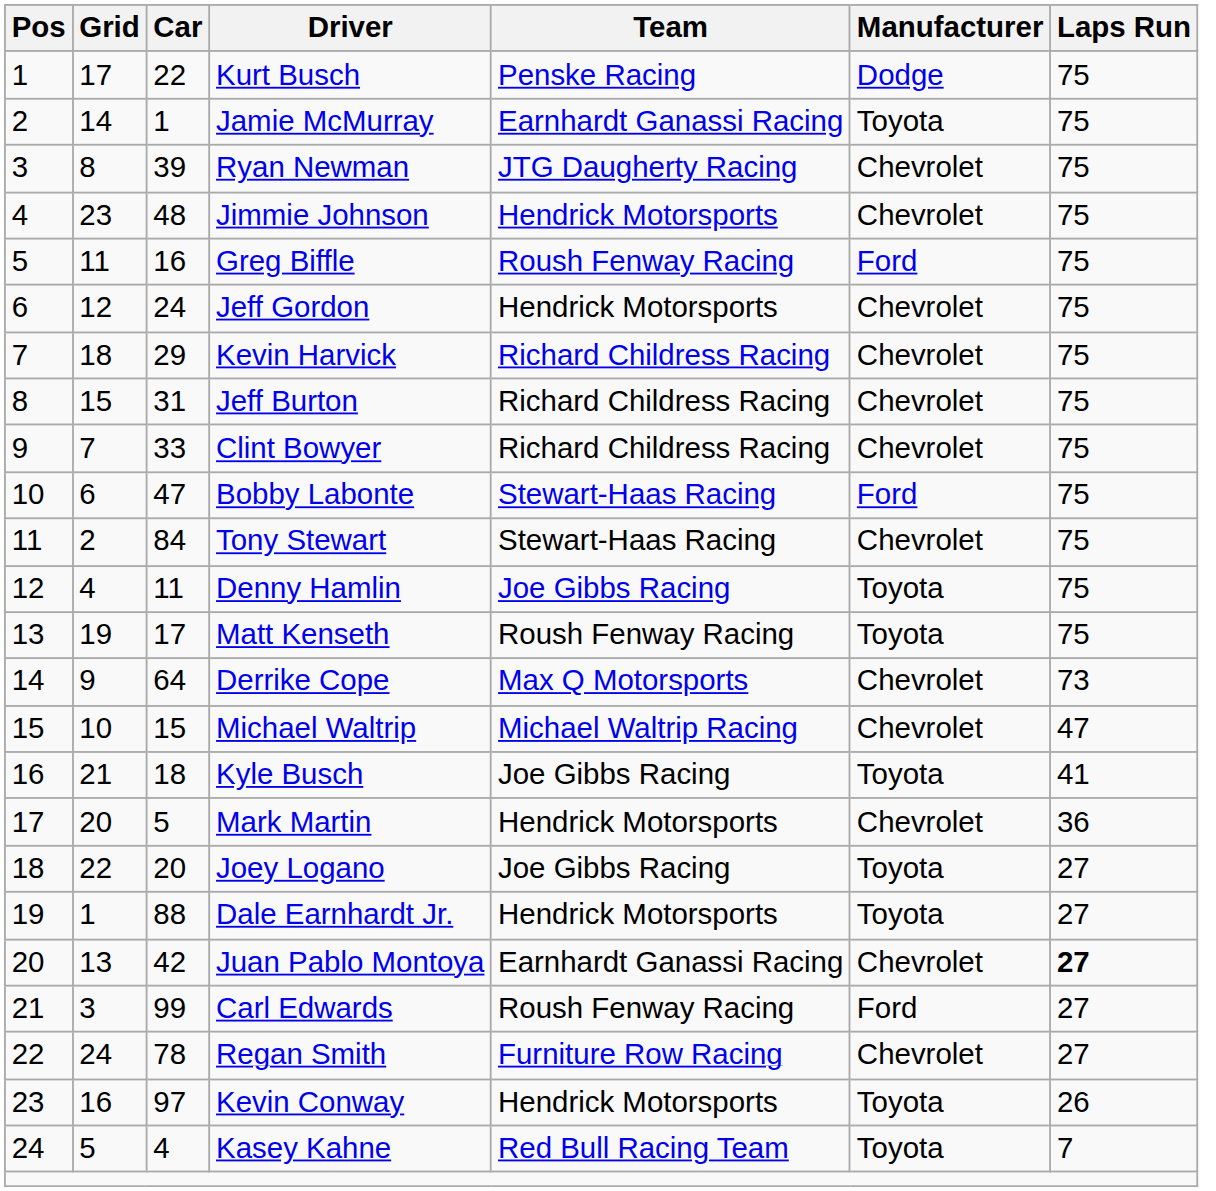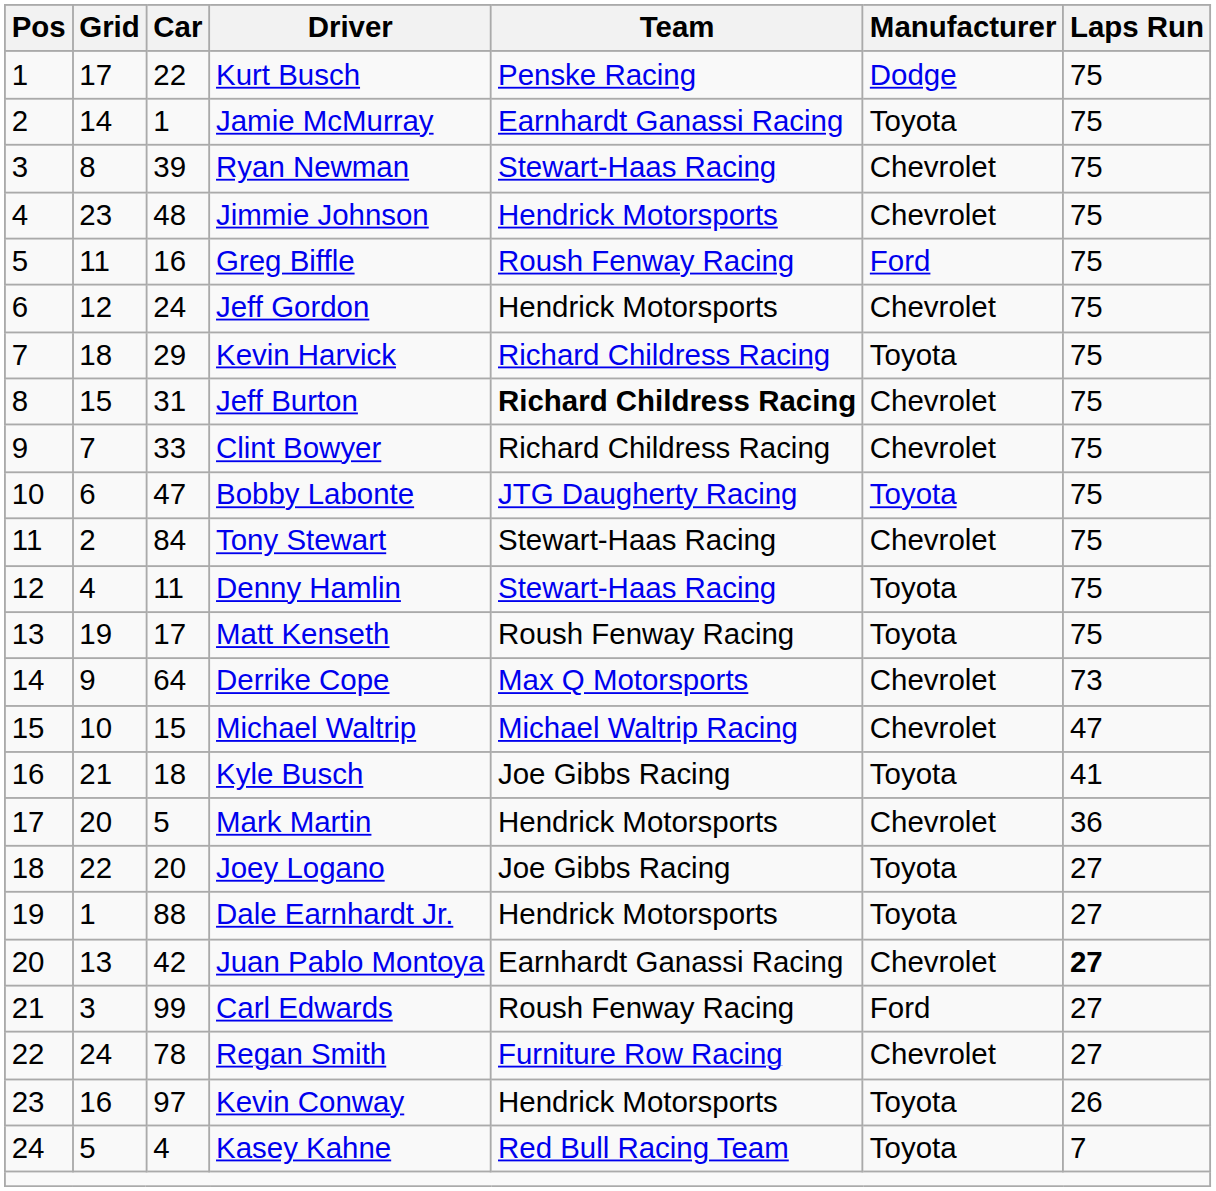(648, 167) JTG Daugherty Racing -> (637, 167) Stewart-Haas Racing
(920, 354) Chevrolet -> (913, 354) Toyota
(664, 401) normal -> (677, 401) bold
(637, 494) Stewart-Haas Racing -> (648, 494) JTG Daugherty Racing
(887, 494) Ford -> (913, 494) Toyota
(614, 588) Joe Gibbs Racing -> (637, 588) Stewart-Haas Racing
